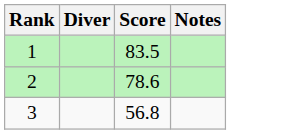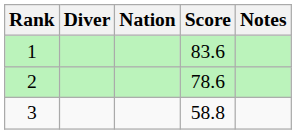+ column: (147, 19)
(142, 50) 83.5 -> (208, 50) 83.6
(142, 112) 56.8 -> (208, 112) 58.8
